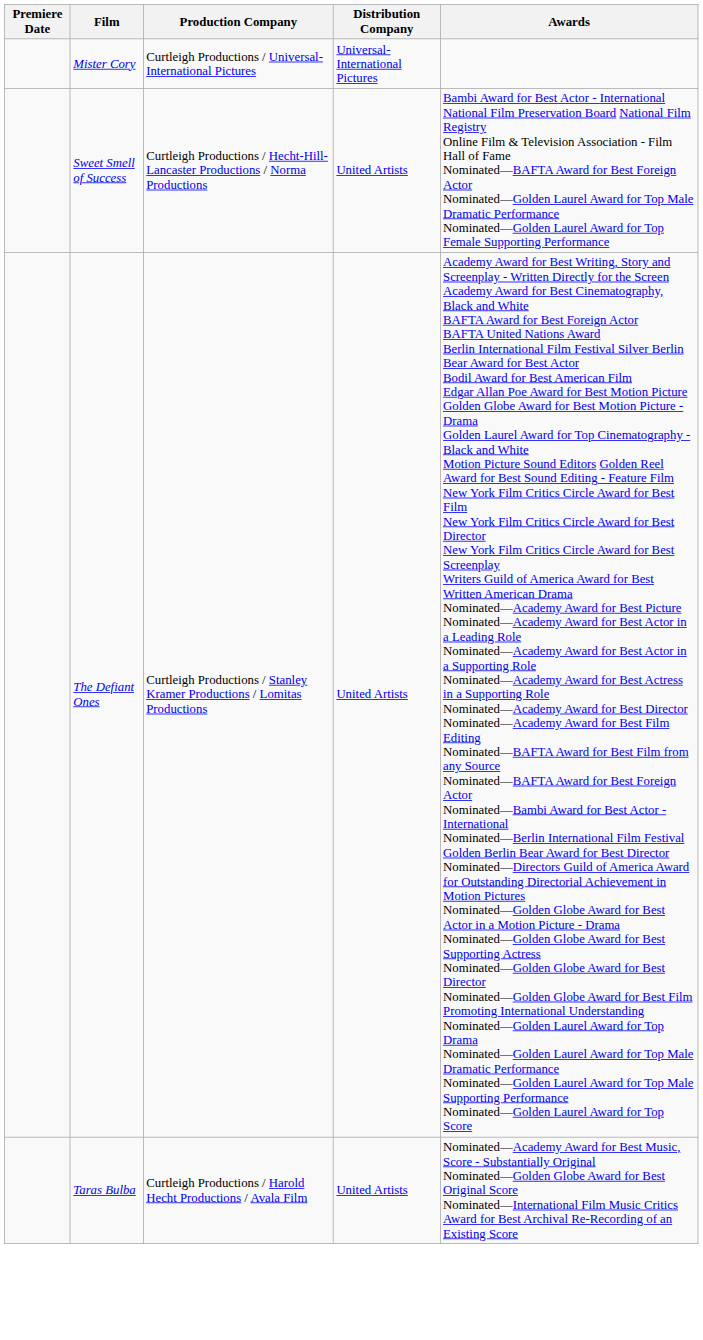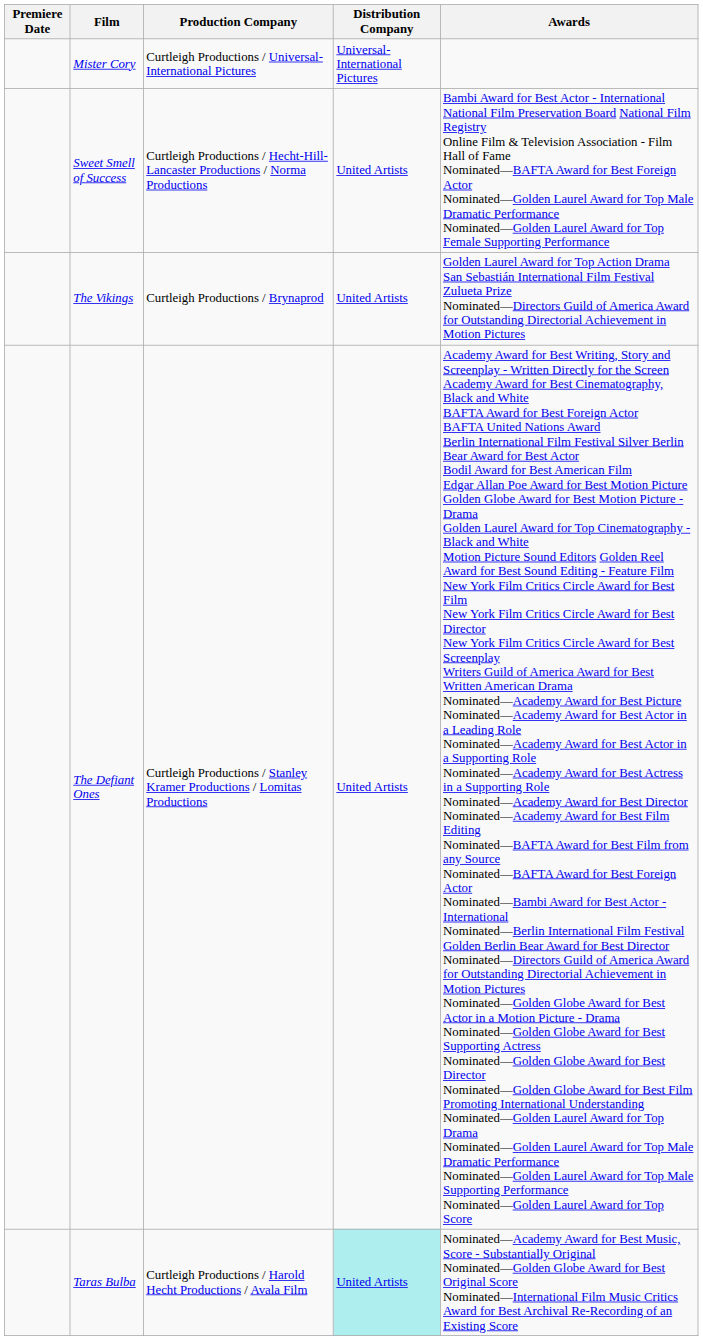+ row: (103, 298)
(372, 1190) no background -> (372, 1282) paleturquoise background
